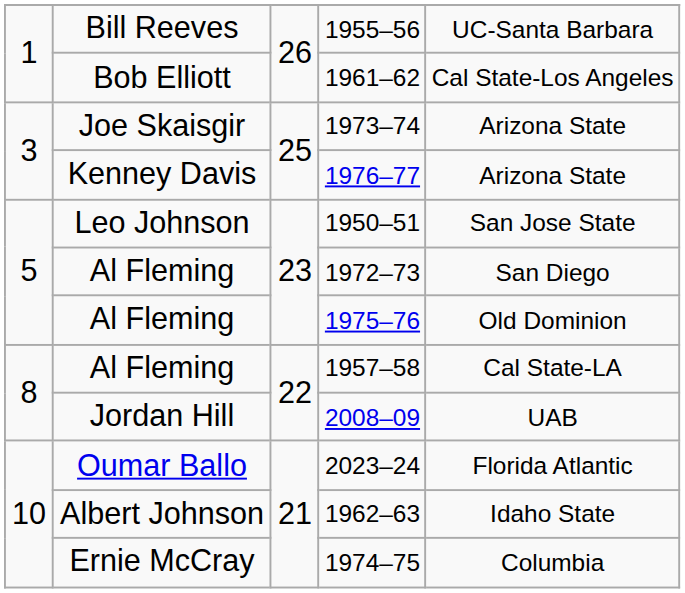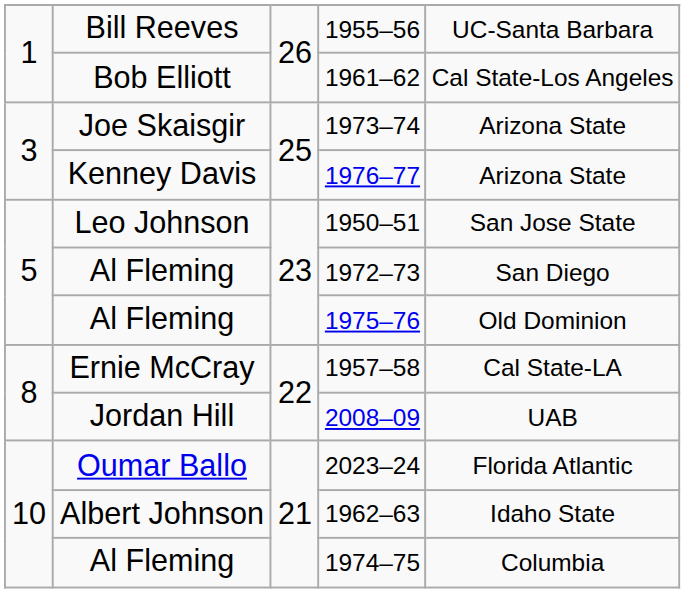(162, 367) Al Fleming -> (162, 367) Ernie McCray
(162, 561) Ernie McCray -> (162, 561) Al Fleming
